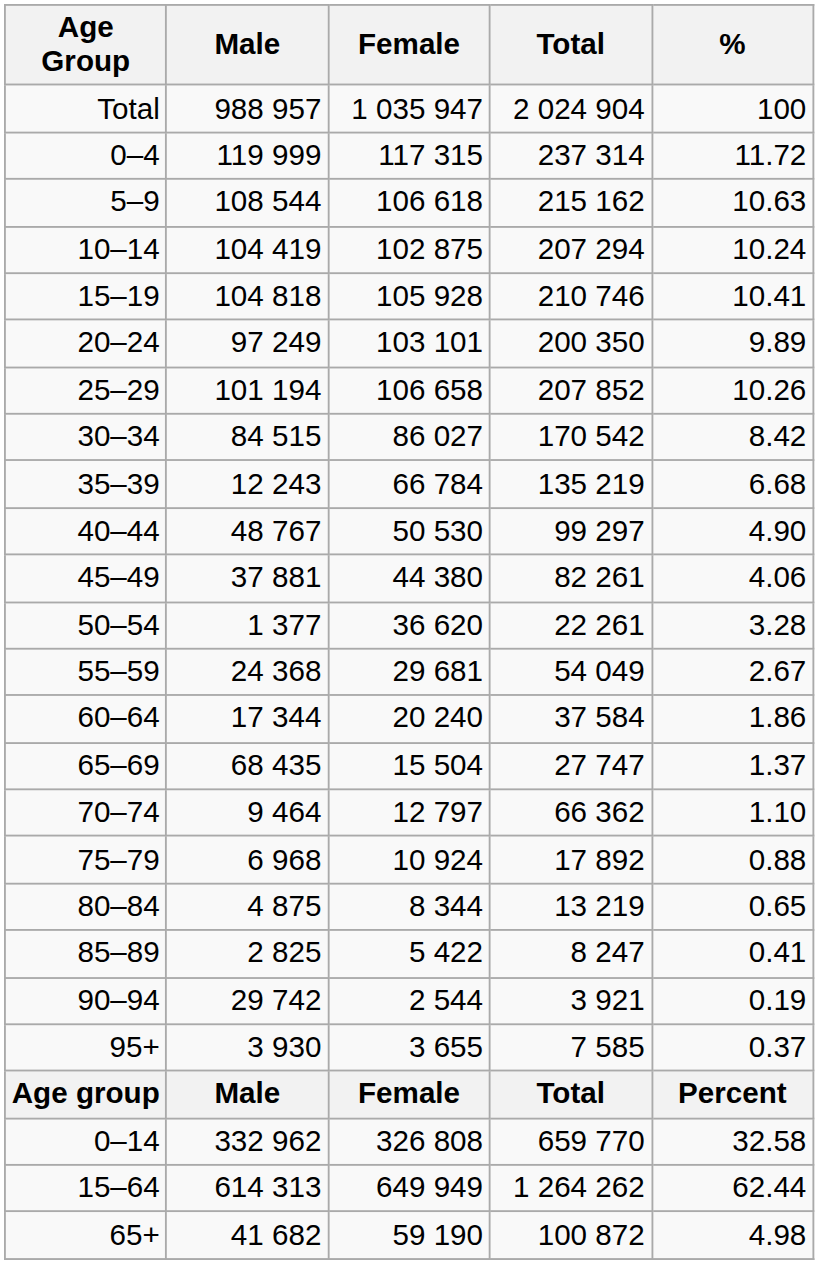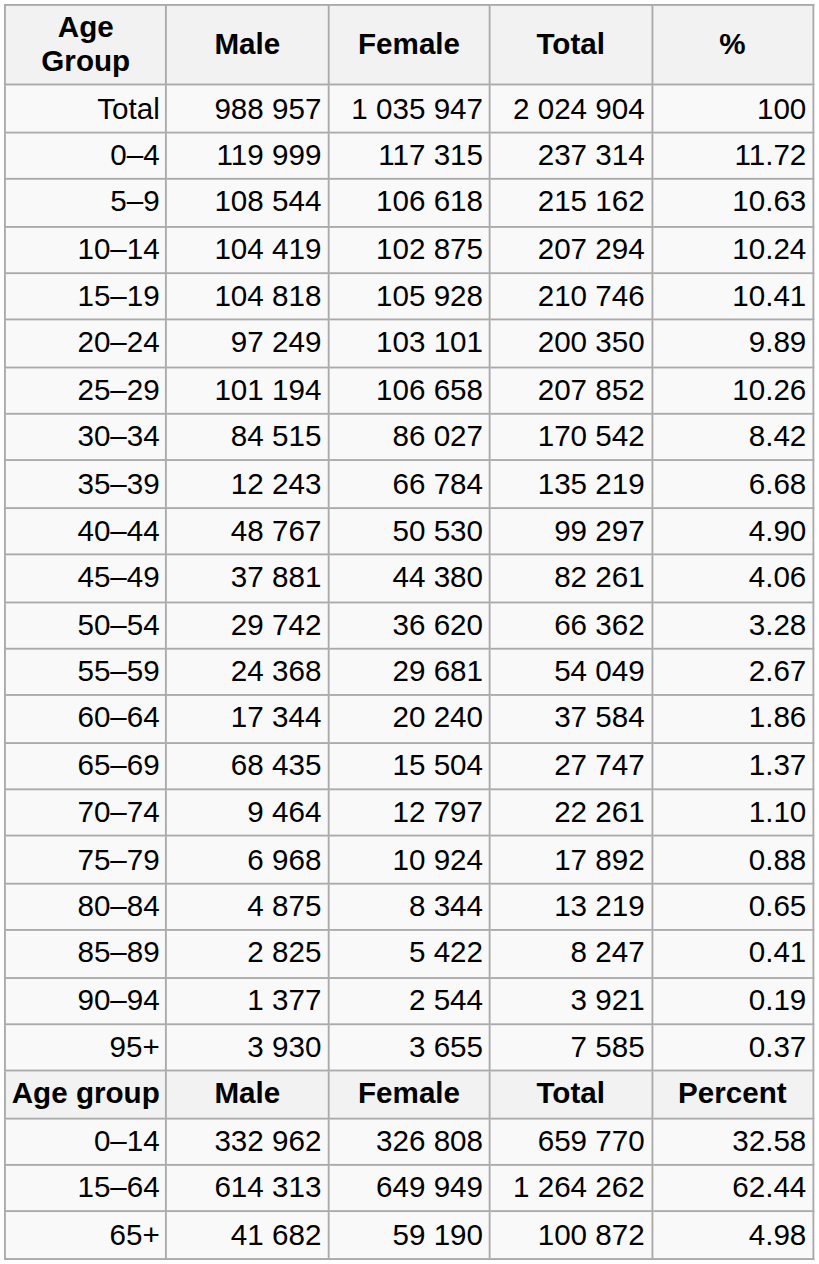(284, 624) 1 377 -> (276, 624) 29 742
(599, 624) 22 261 -> (599, 624) 66 362
(599, 812) 66 362 -> (599, 812) 22 261
(276, 1000) 29 742 -> (284, 1000) 1 377
